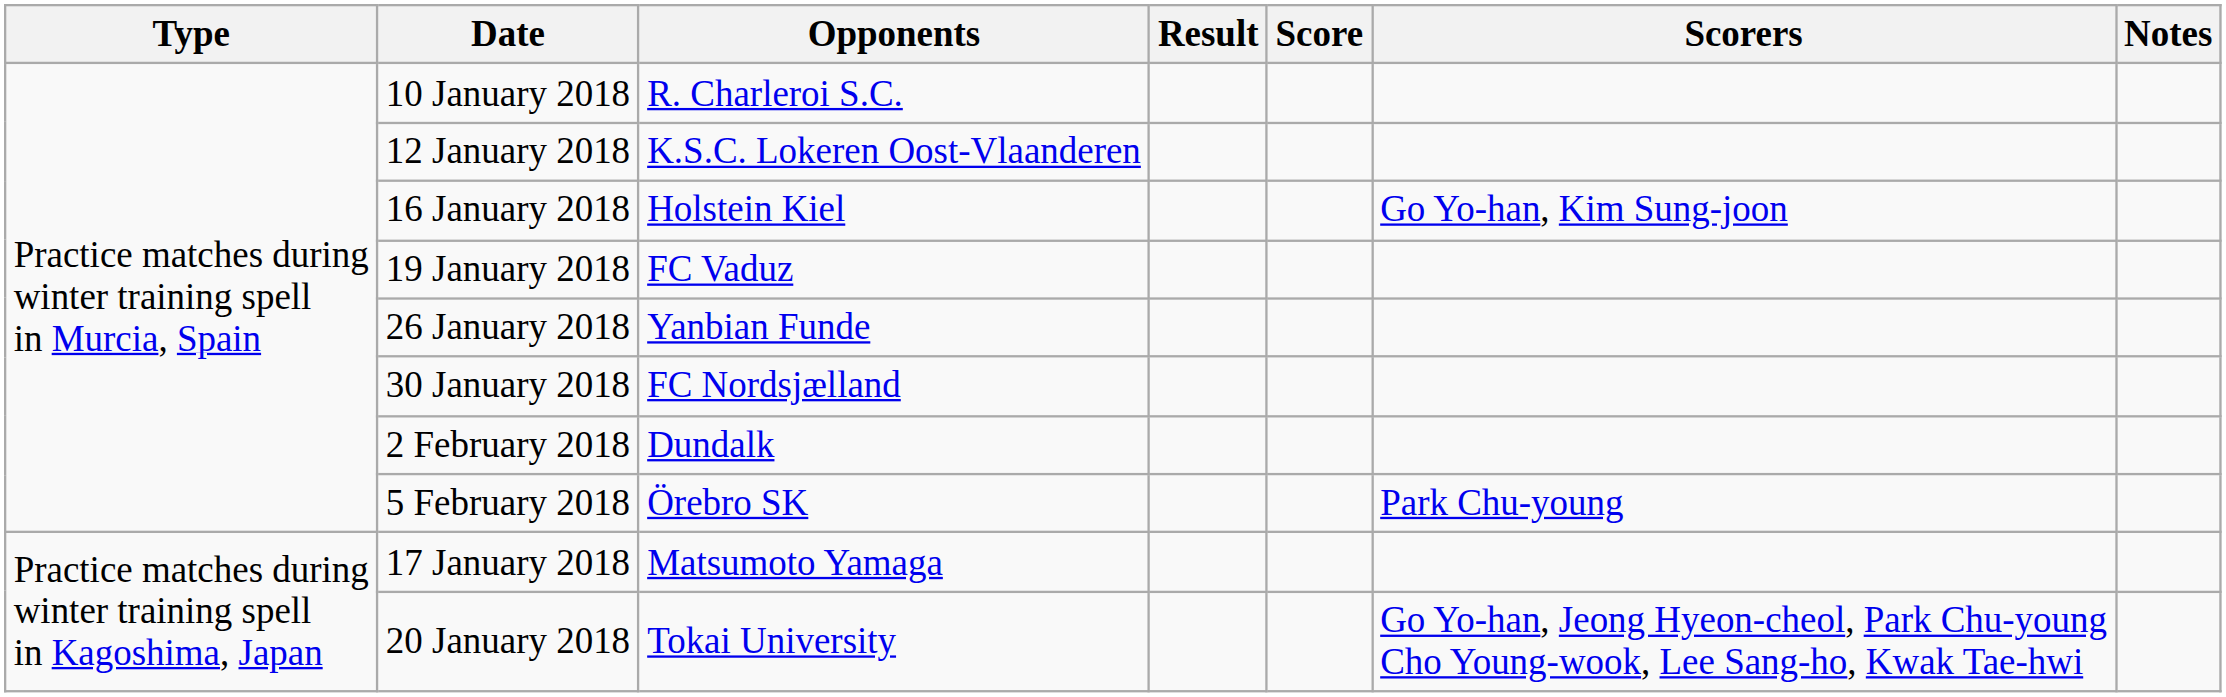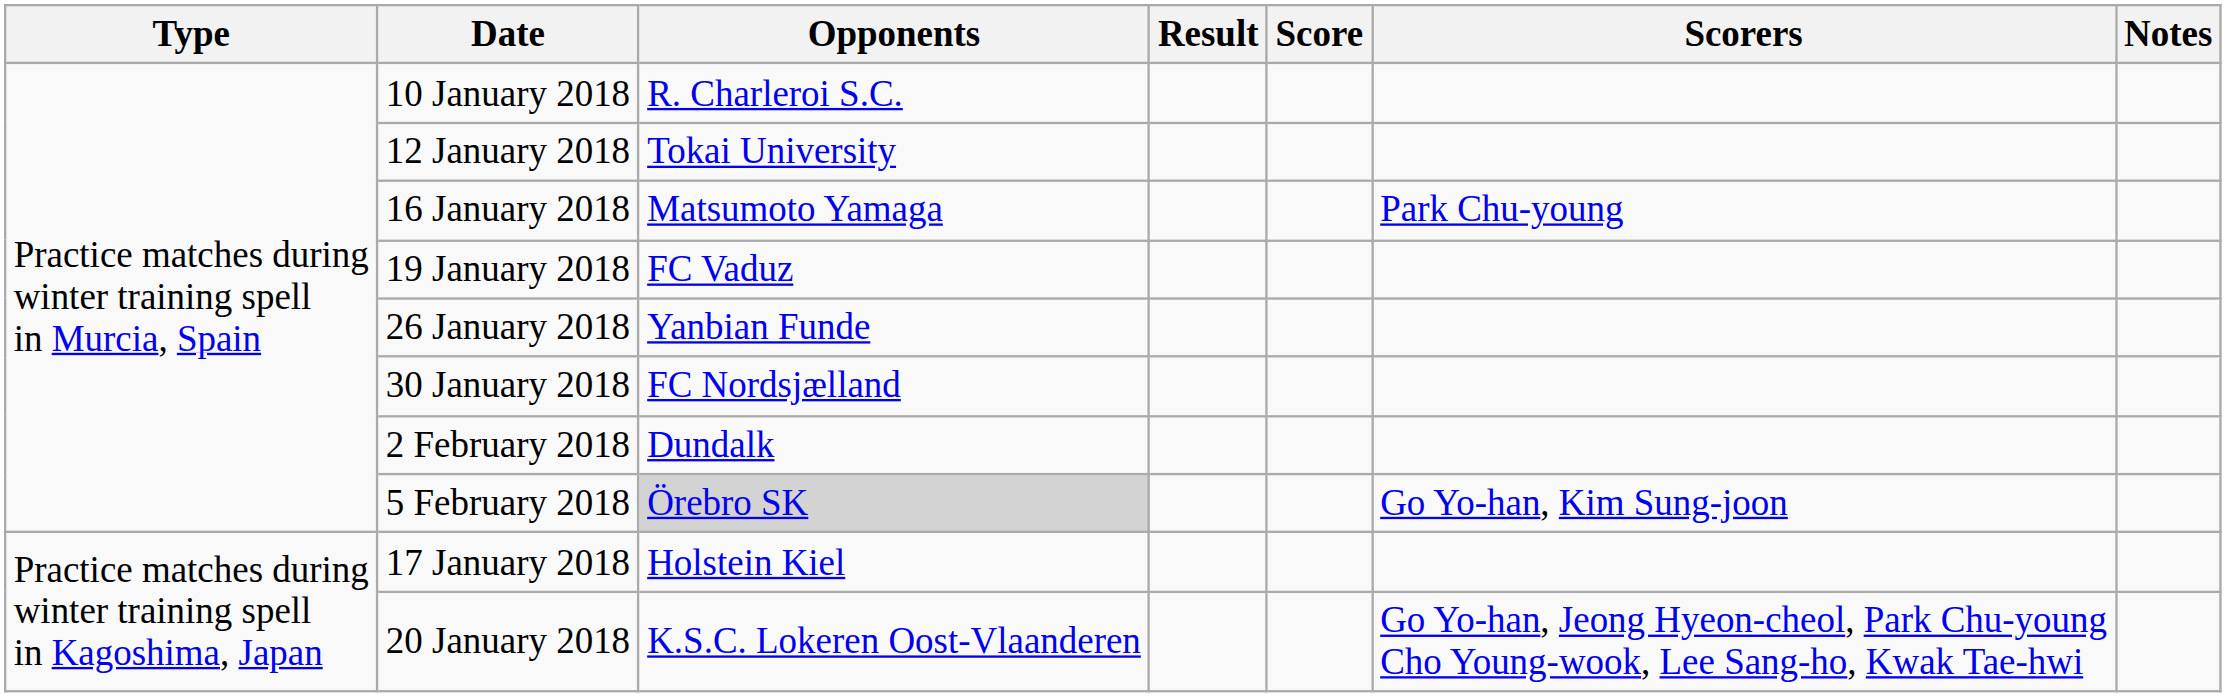(894, 151) K.S.C. Lokeren Oost-Vlaanderen -> (772, 151) Tokai University
(746, 209) Holstein Kiel -> (795, 209) Matsumoto Yamaga
(1584, 209) Go Yo-han, Kim Sung-joon -> (1502, 209) Park Chu-young
(728, 502) no background -> (728, 502) lightgrey background
(1502, 502) Park Chu-young -> (1584, 502) Go Yo-han, Kim Sung-joon
(795, 561) Matsumoto Yamaga -> (746, 561) Holstein Kiel
(772, 640) Tokai University -> (894, 640) K.S.C. Lokeren Oost-Vlaanderen
